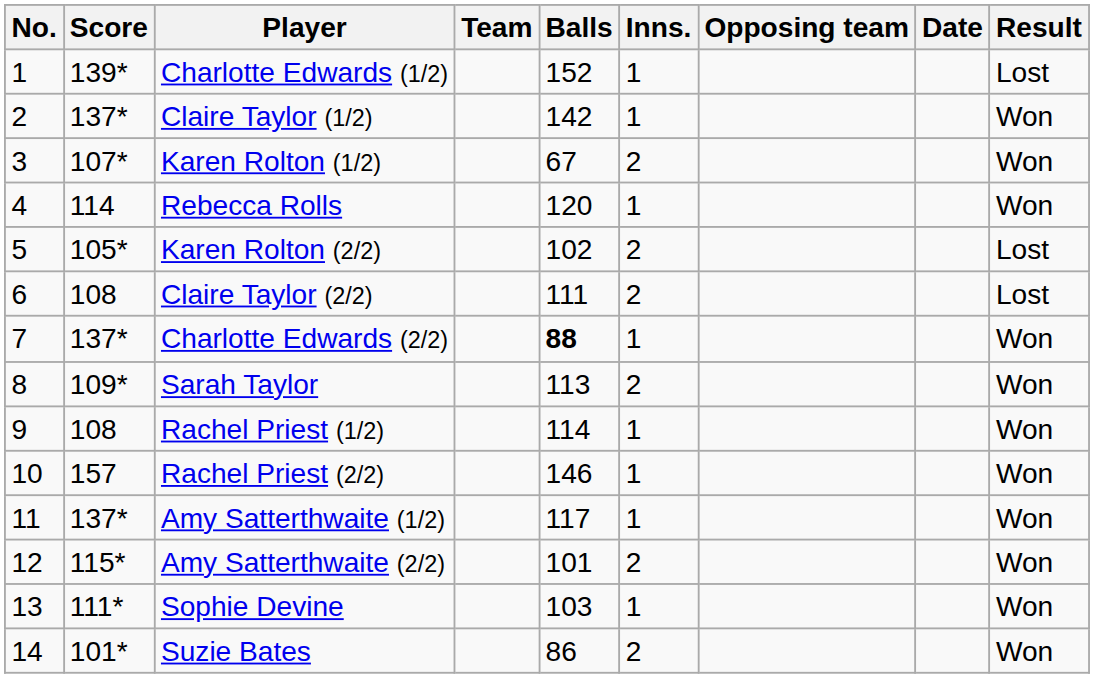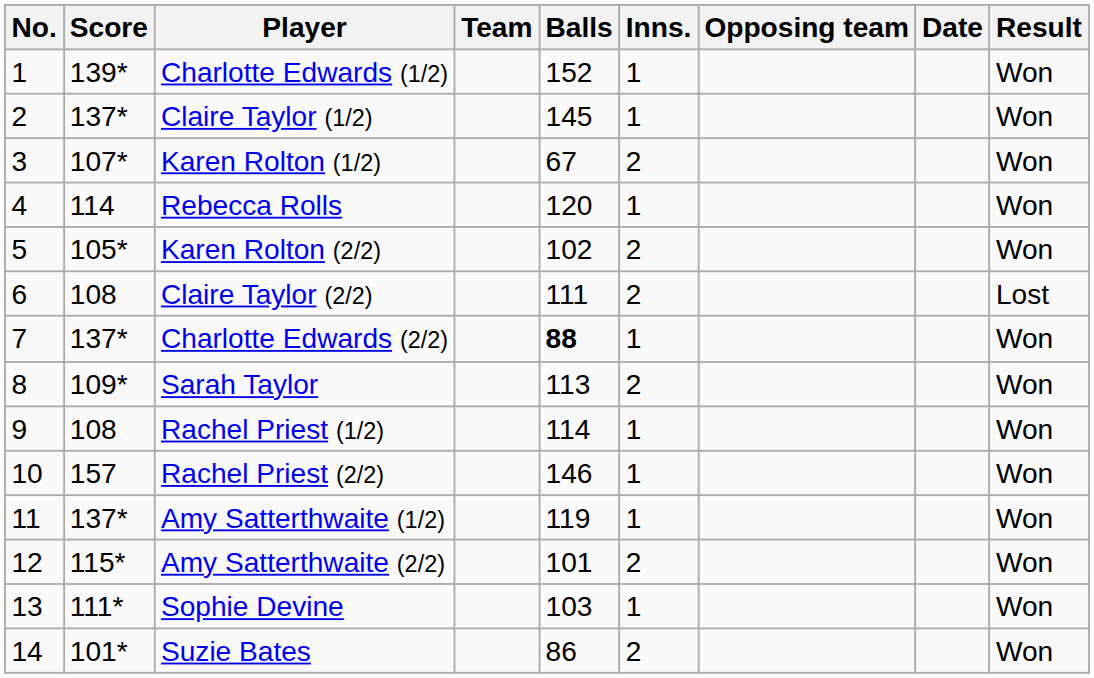(1023, 72) Lost -> (1025, 72) Won
(569, 116) 142 -> (569, 116) 145
(1023, 250) Lost -> (1025, 250) Won
(568, 517) 117 -> (568, 517) 119
